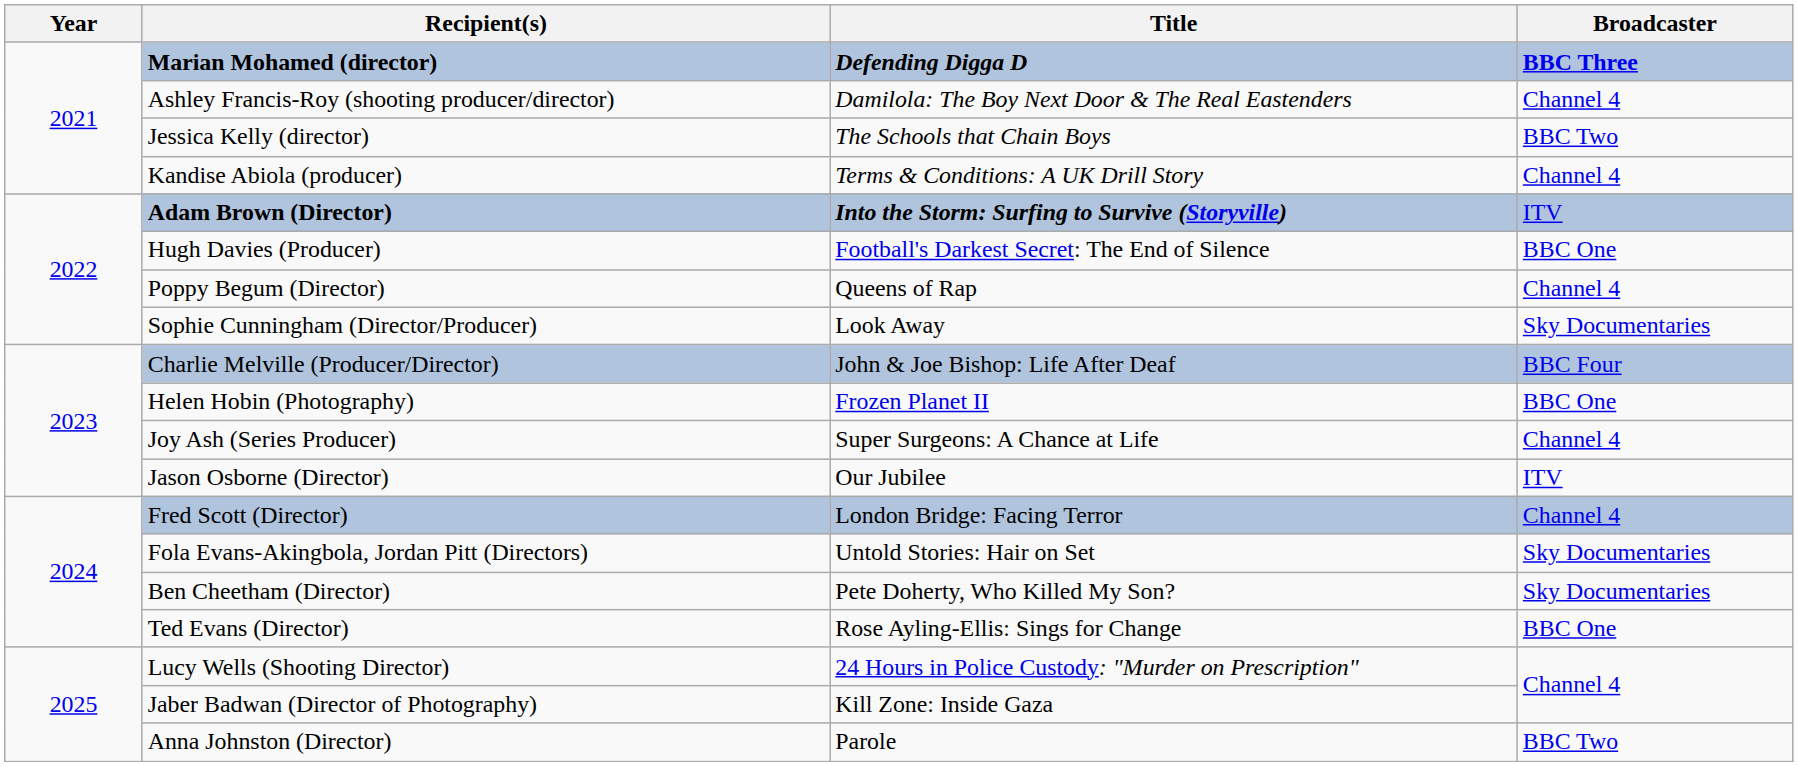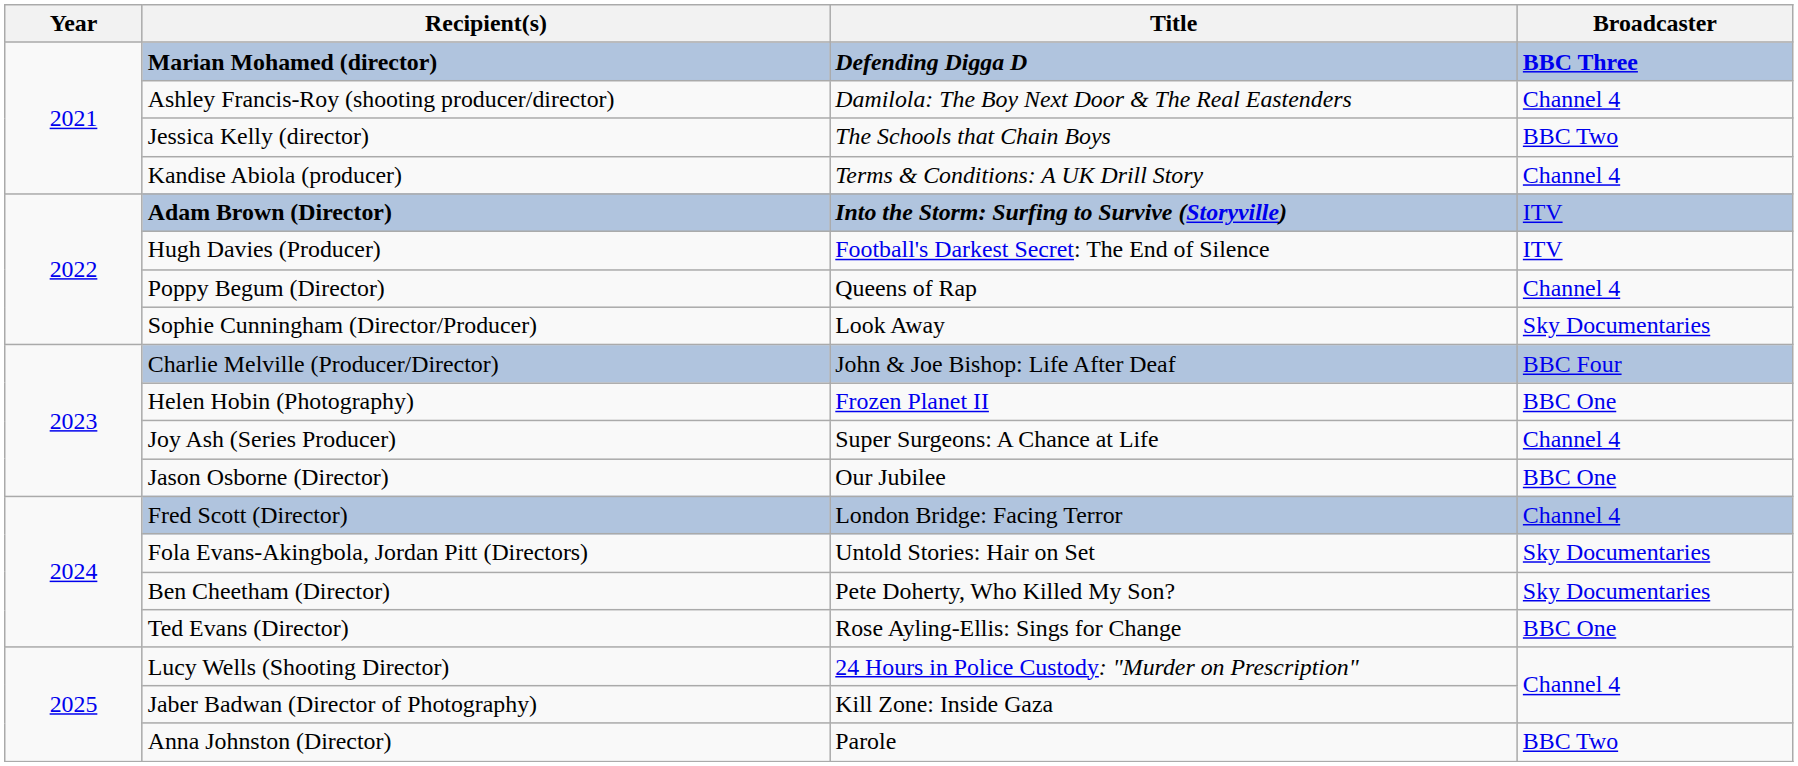(1570, 250) BBC One -> (1543, 250) ITV
(1543, 477) ITV -> (1570, 477) BBC One
